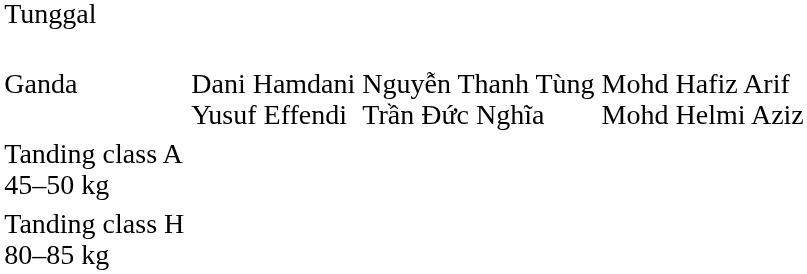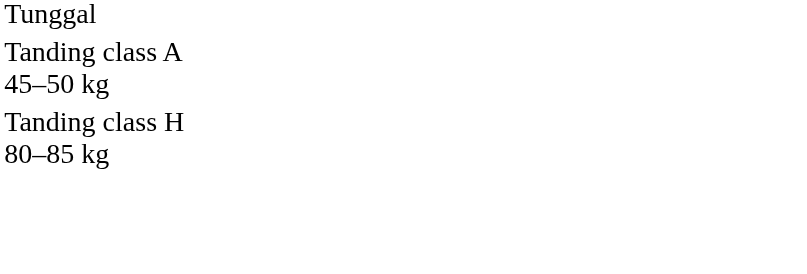- row: (41, 83)
